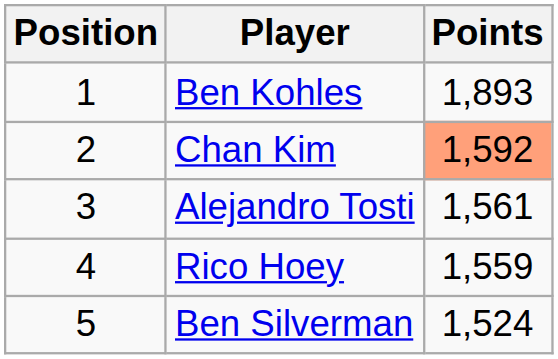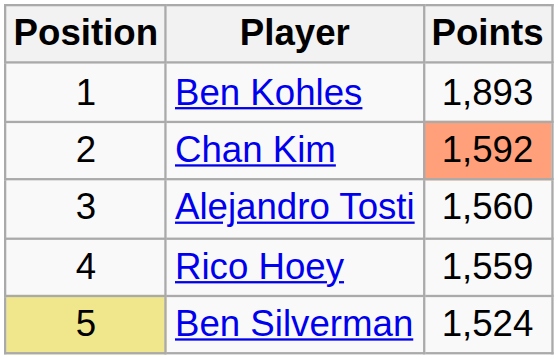(488, 207) 1,561 -> (488, 207) 1,560
(86, 324) no background -> (86, 324) khaki background
